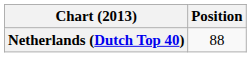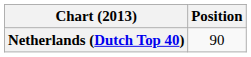(217, 39) 88 -> (217, 39) 90
